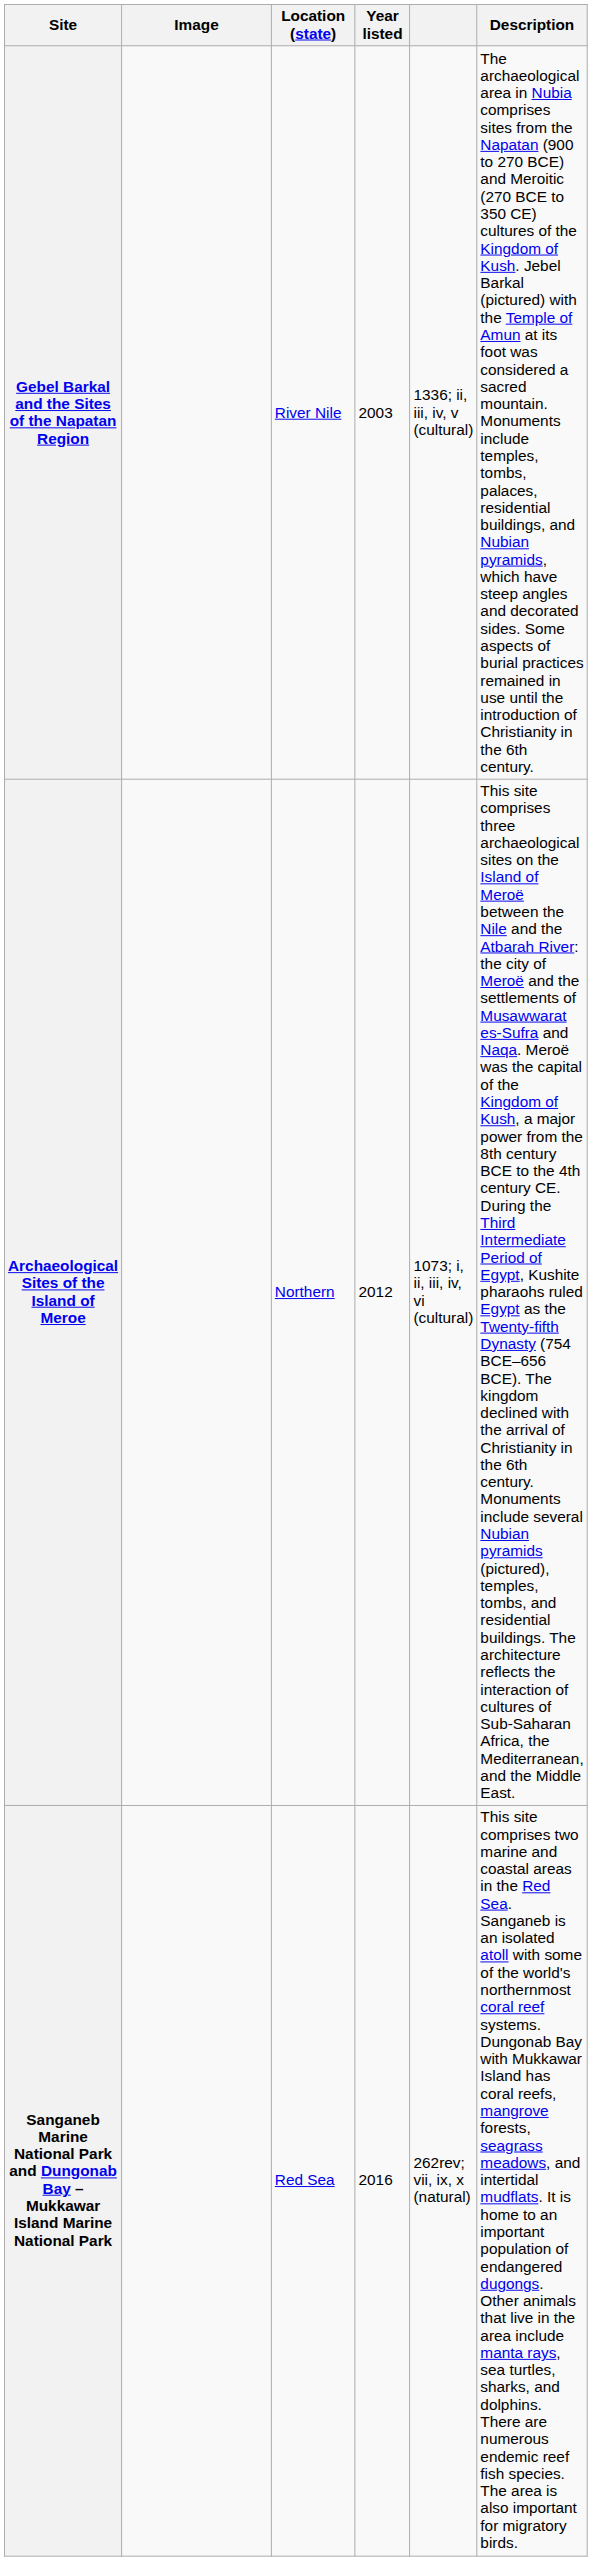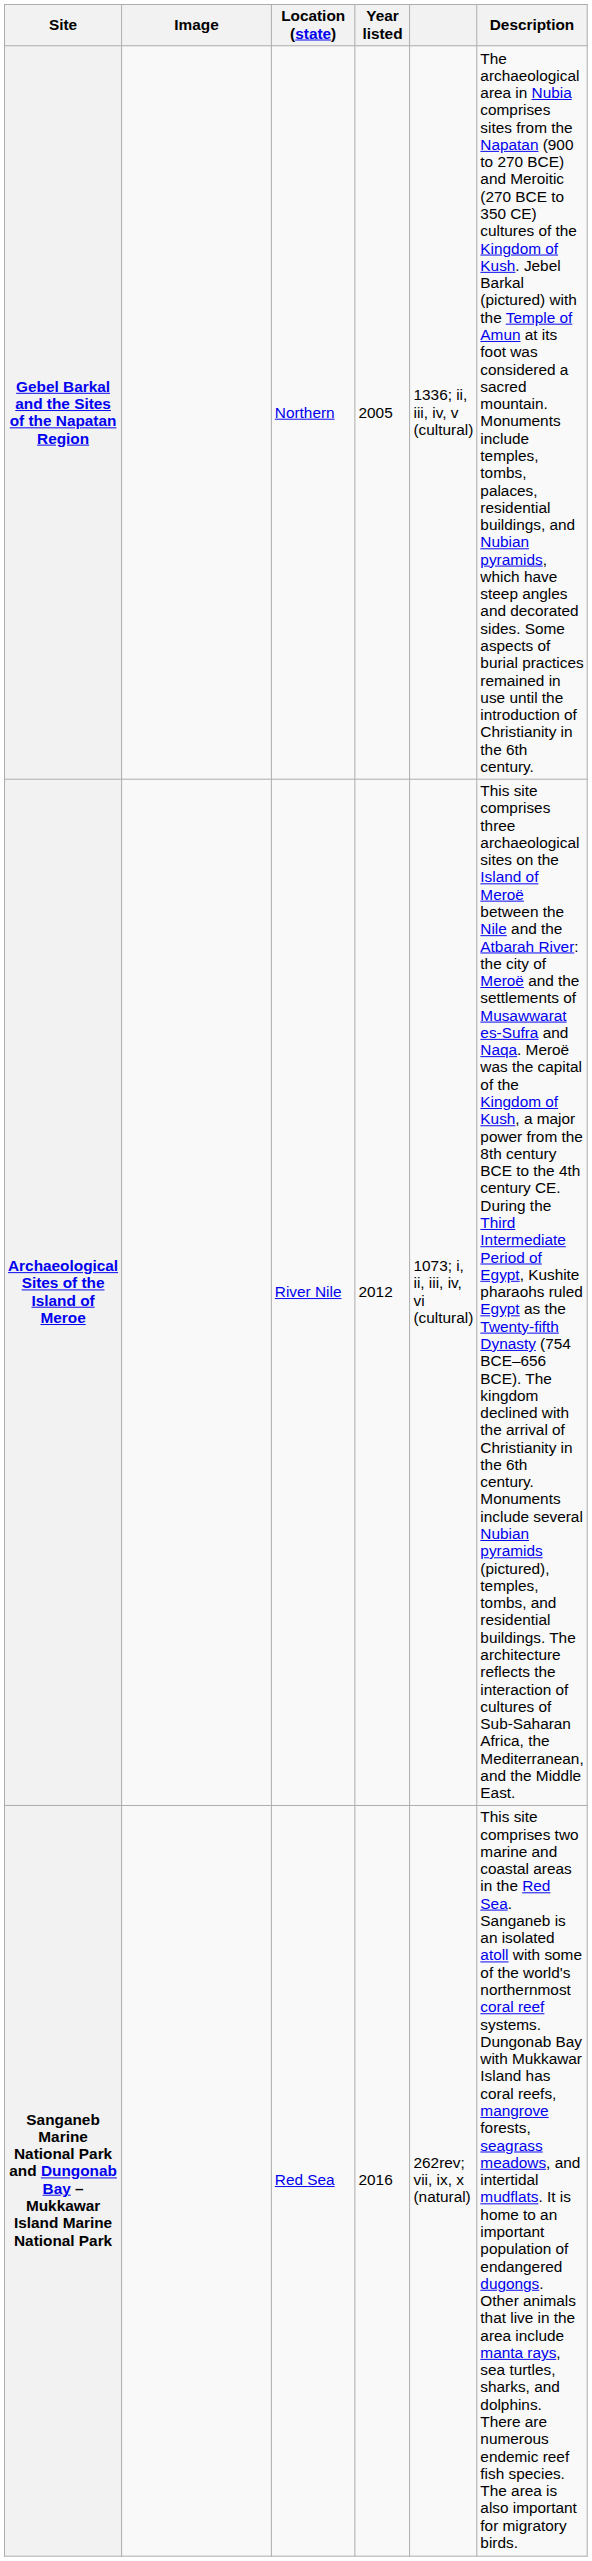(308, 412) River Nile -> (305, 412) Northern
(376, 412) 2003 -> (376, 412) 2005
(305, 1292) Northern -> (308, 1292) River Nile
